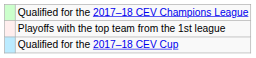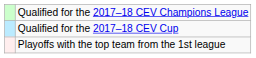rows swapped: (98, 45) <-> (122, 28)
